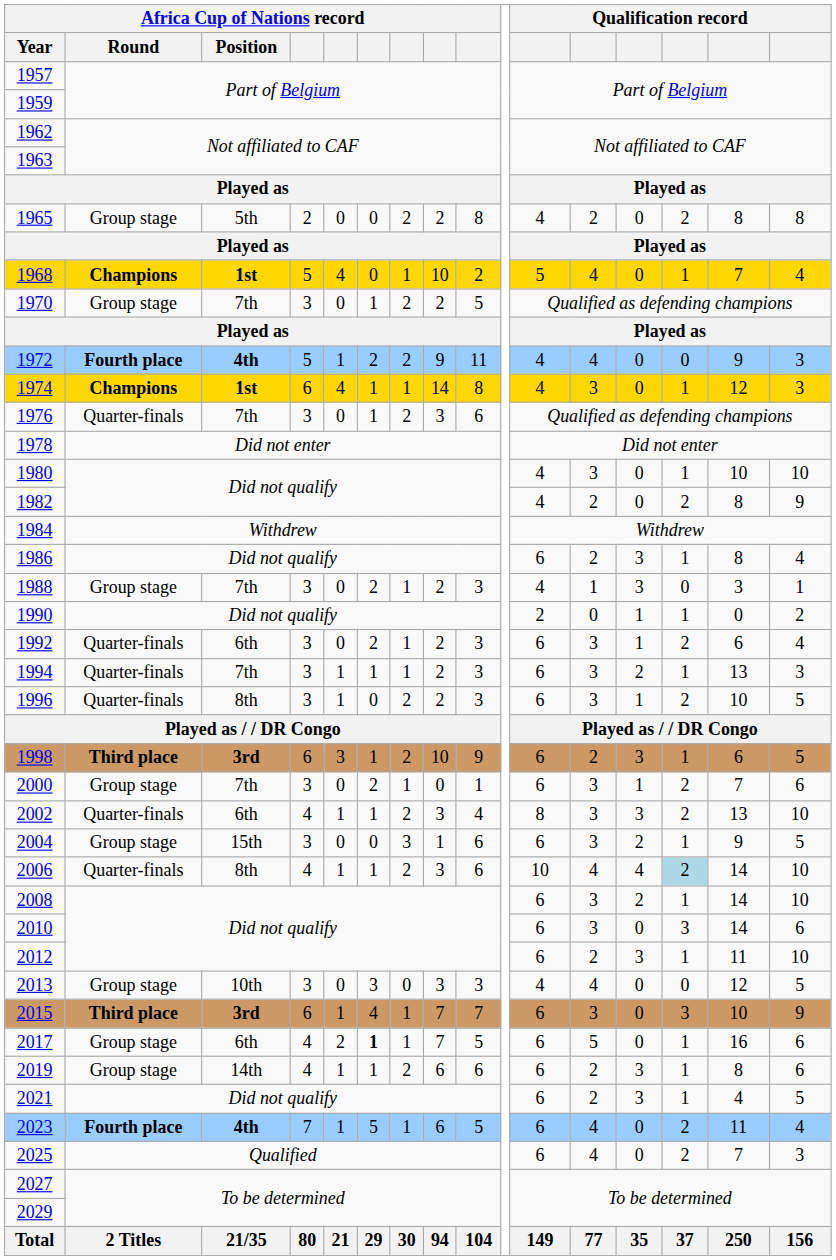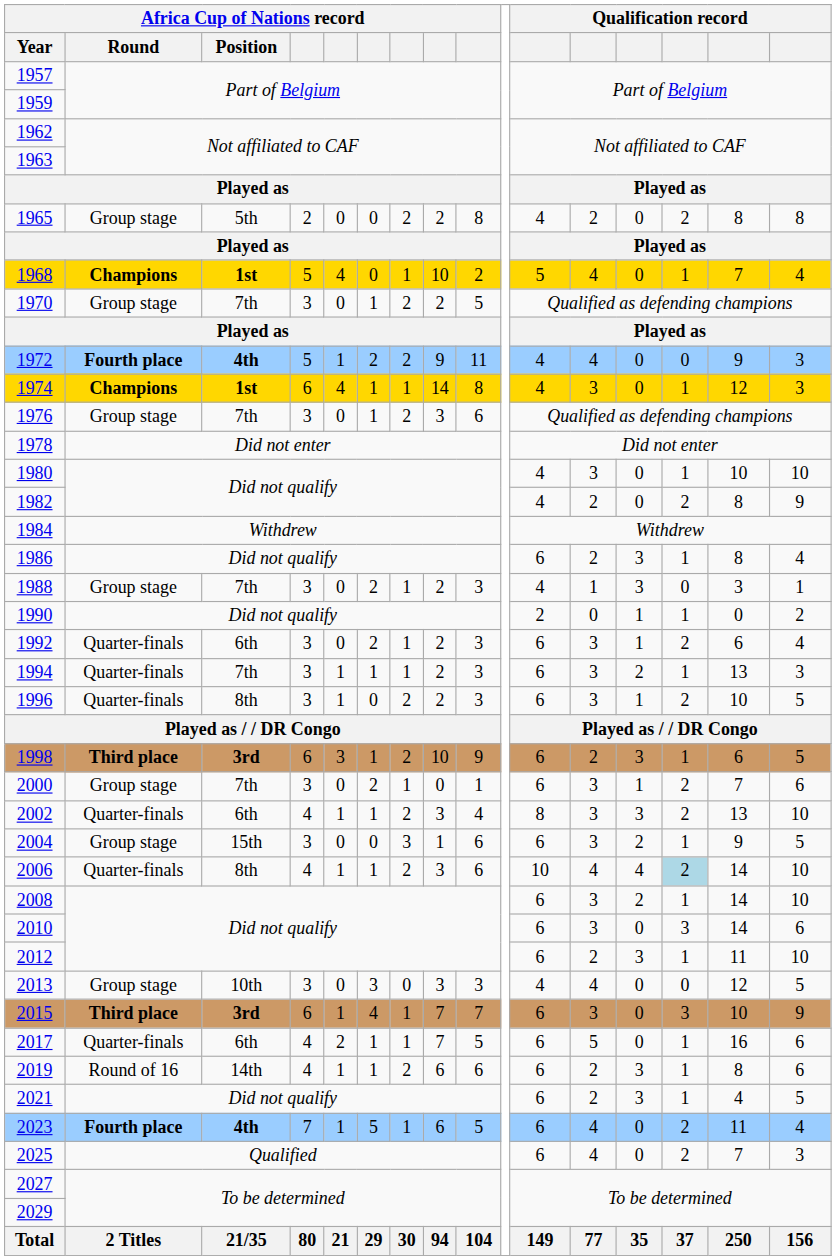(133, 416) Quarter-finals -> (133, 416) Group stage
(133, 1041) Group stage -> (133, 1041) Quarter-finals
(374, 1041) bold -> (374, 1041) normal
(133, 1070) Group stage -> (133, 1070) Round of 16
